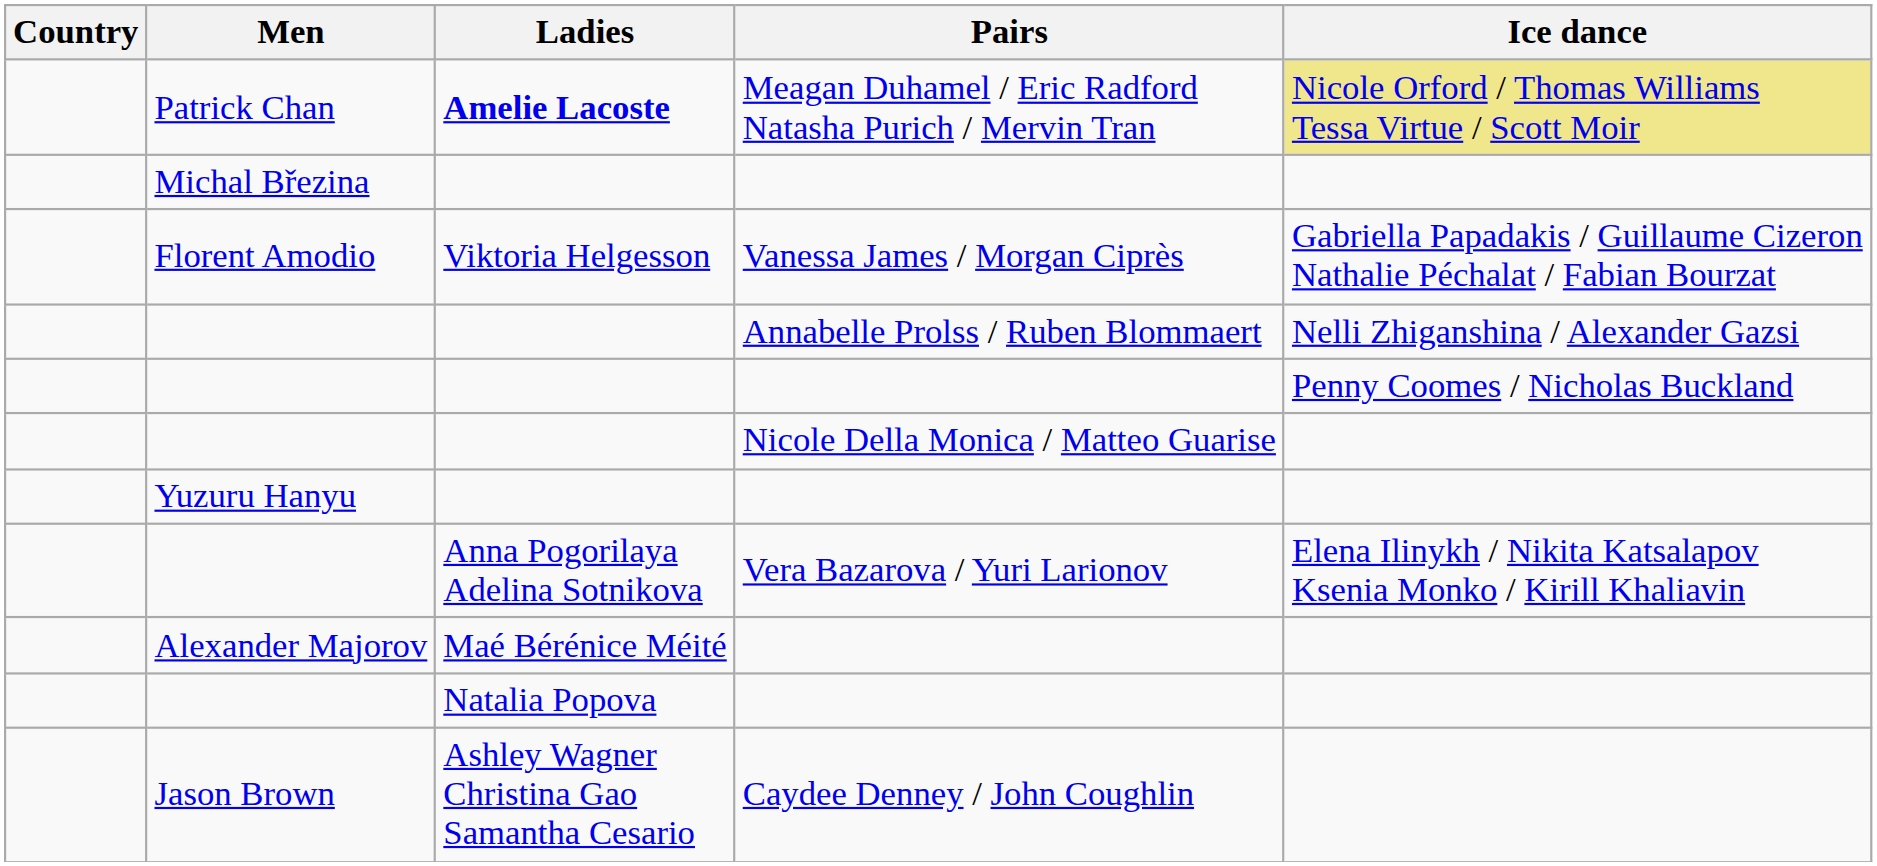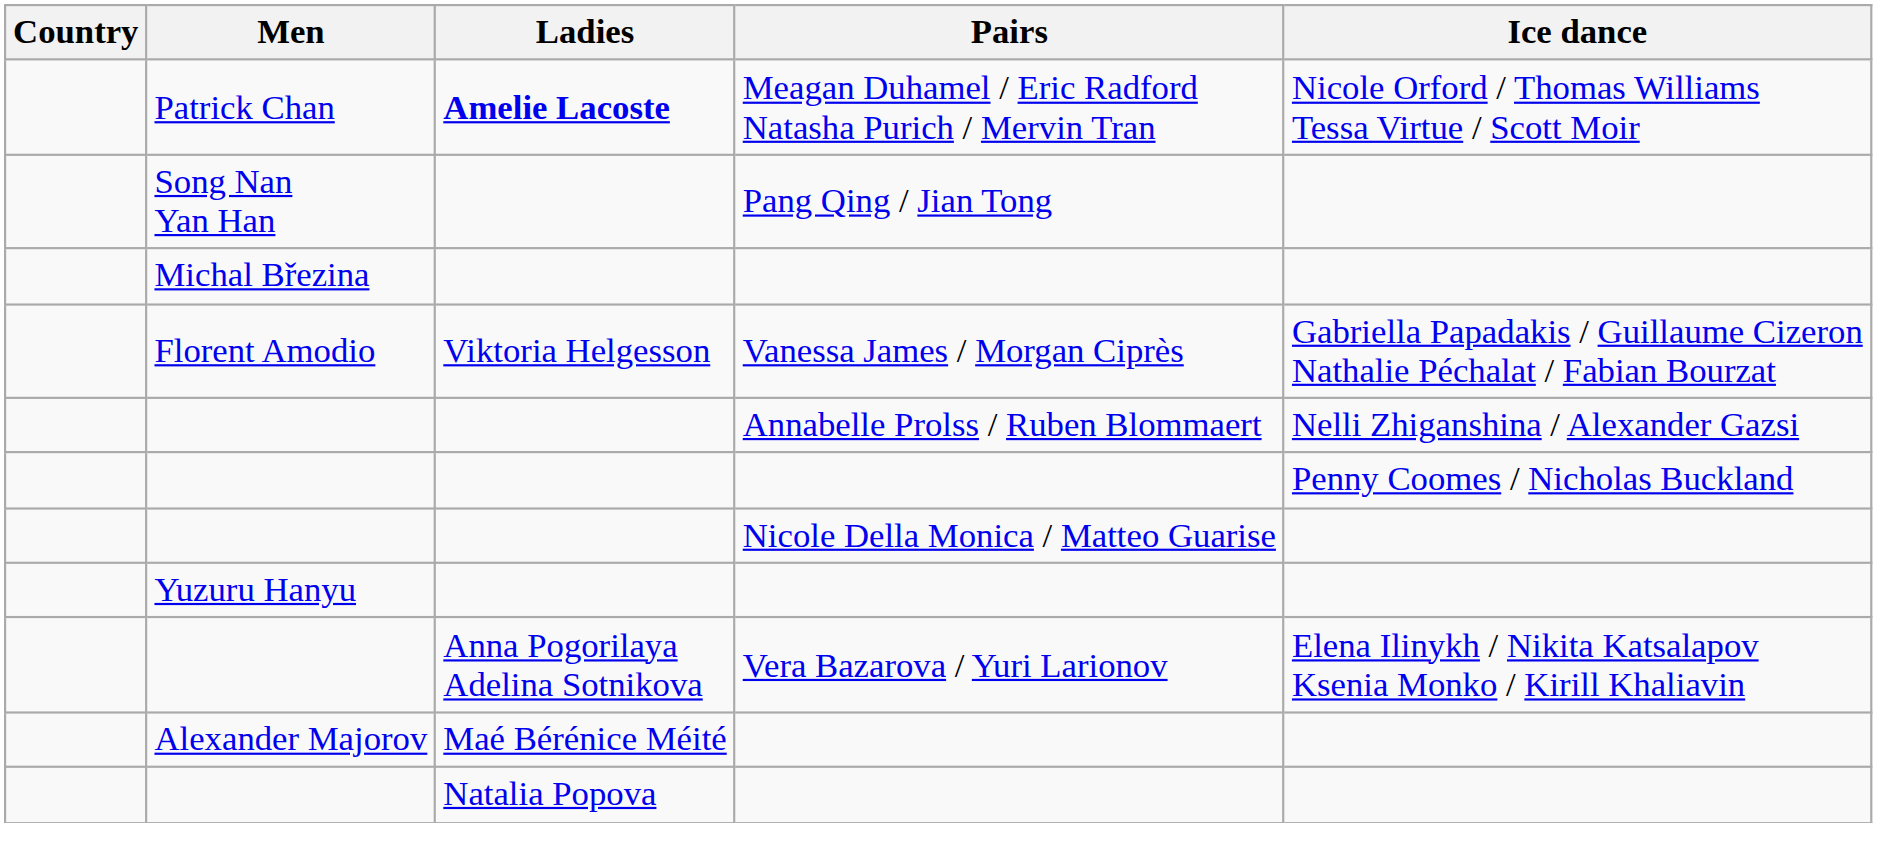(1526, 106) khaki background -> (1526, 106) no background
+ row: (223, 200)
- row: (245, 793)
